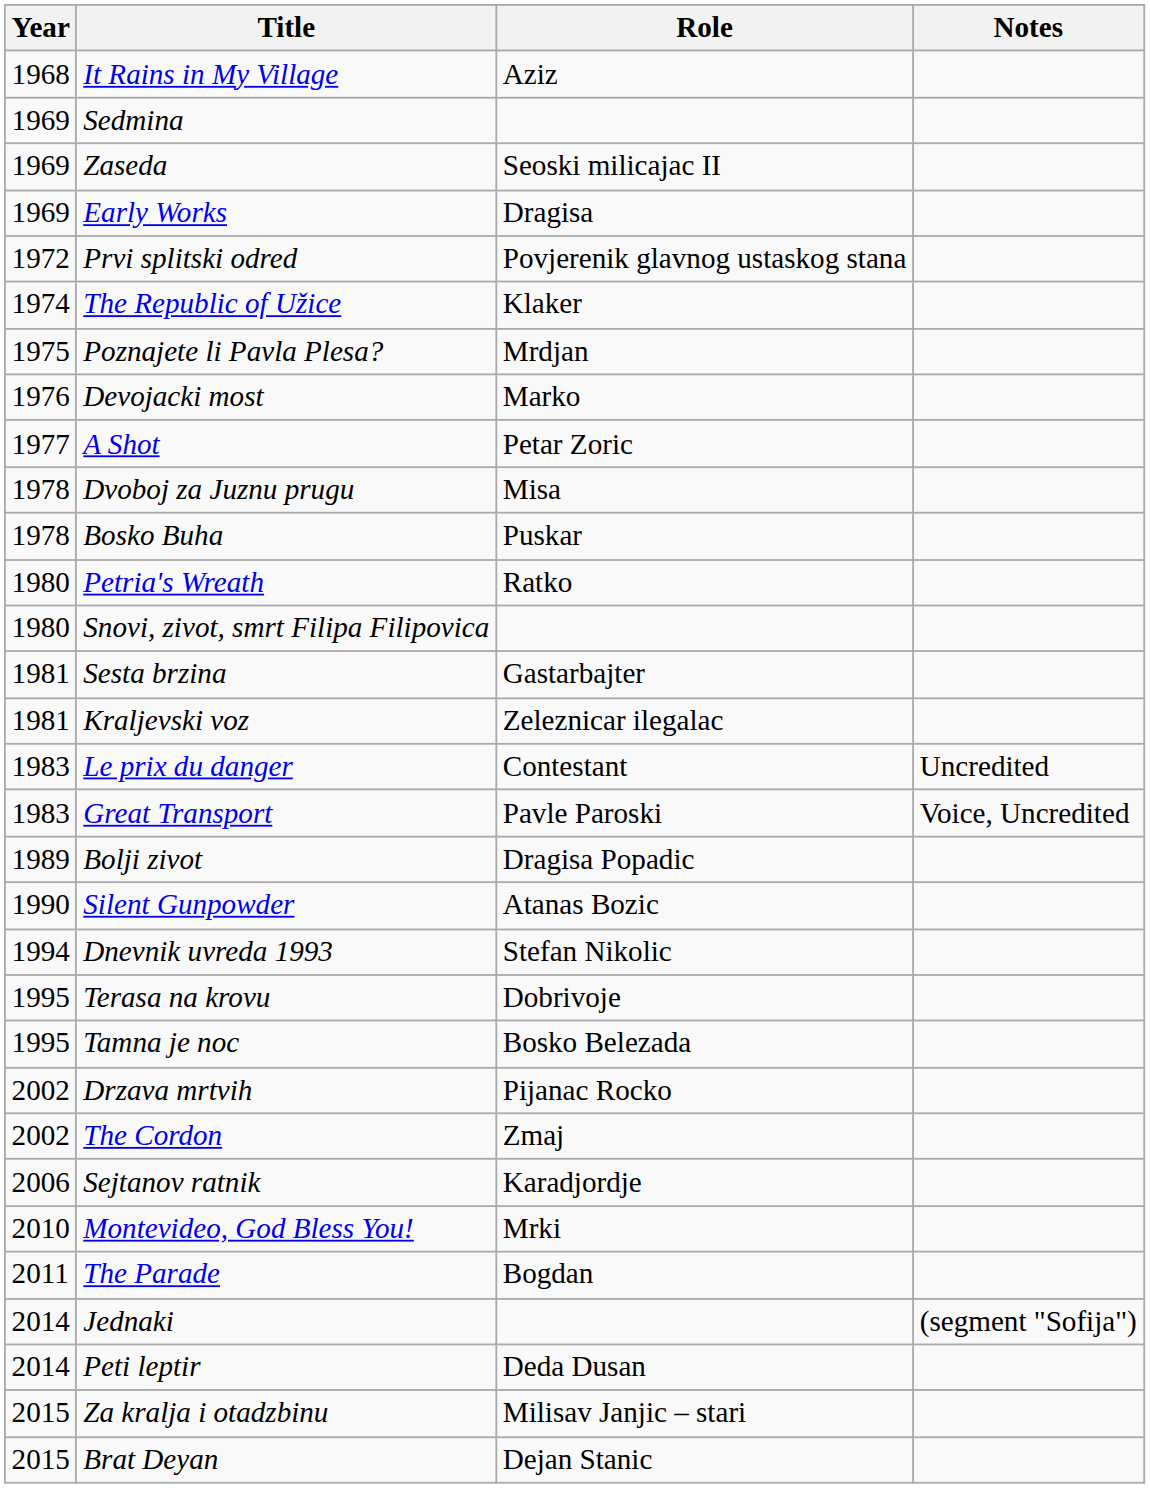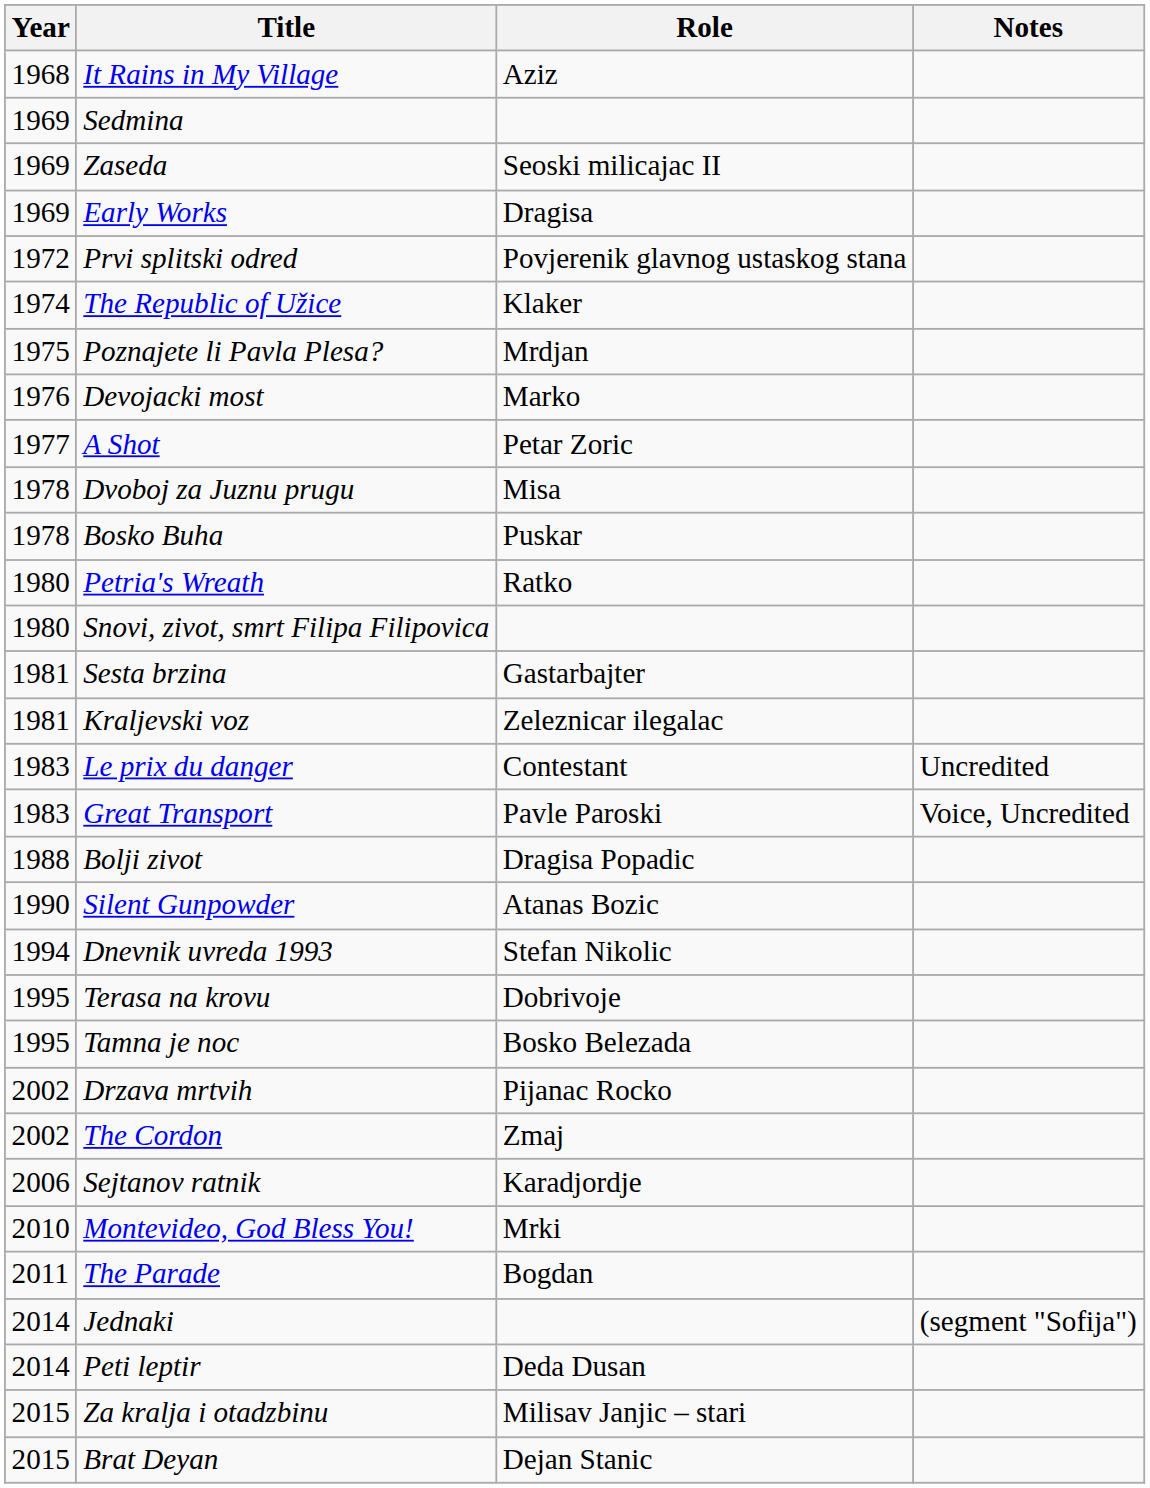(41, 858) 1989 -> (41, 858) 1988
